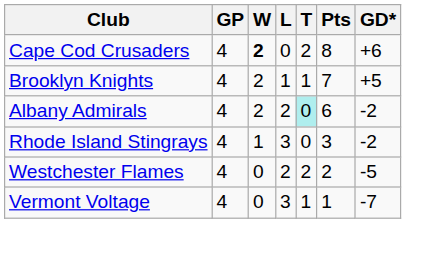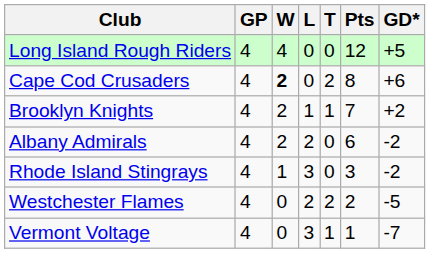+ row: (120, 50)
(371, 80) +5 -> (394, 111) +2
(306, 111) paleturquoise background -> (329, 141) no background
